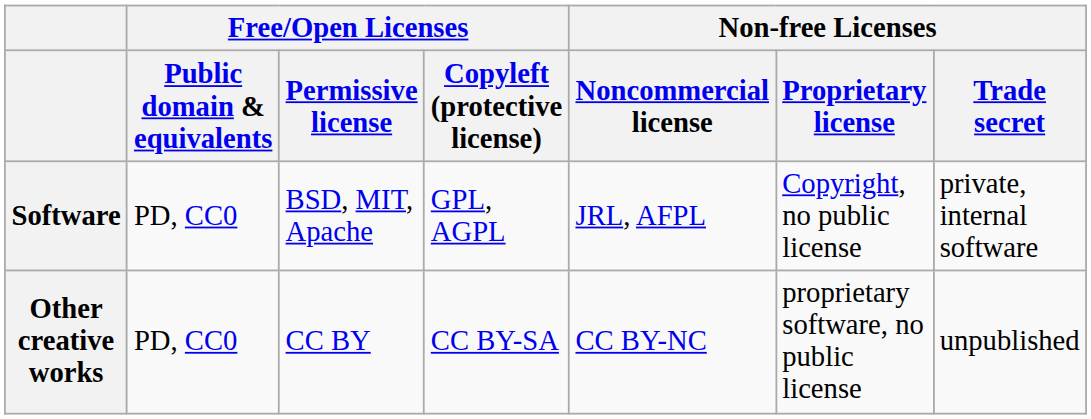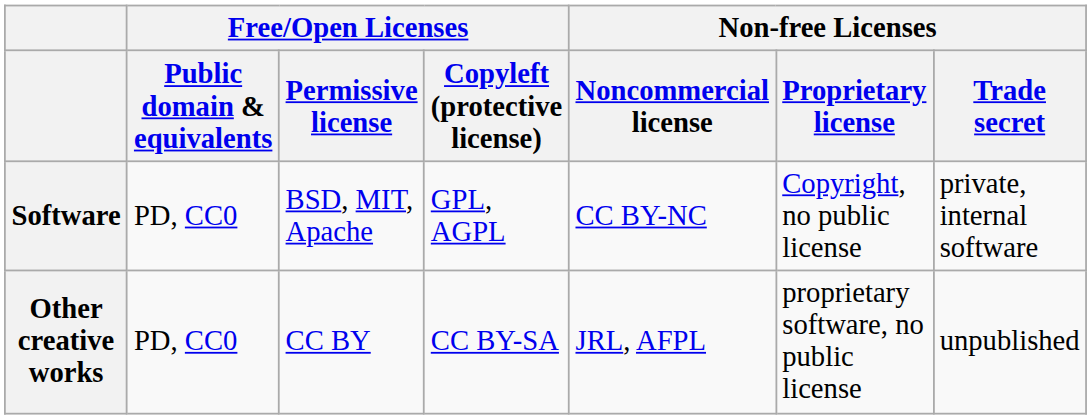(641, 215) JRL, AFPL -> (641, 215) CC BY-NC
(641, 341) CC BY-NC -> (641, 341) JRL, AFPL
